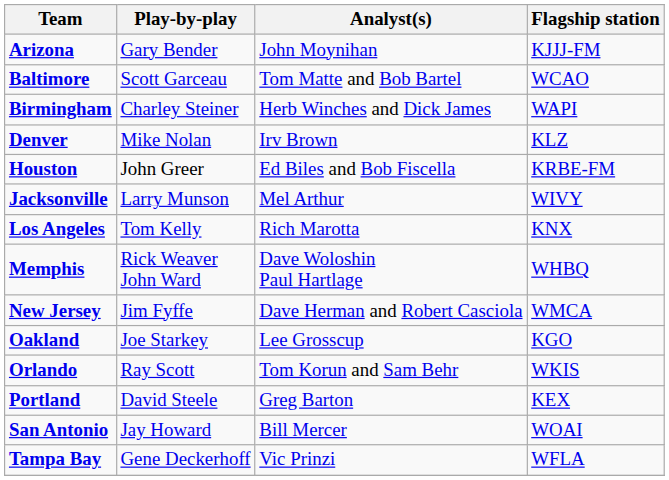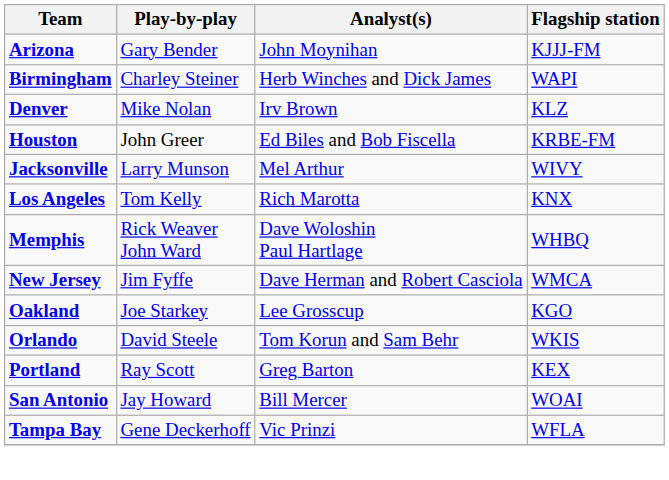- row: (49, 79)
(157, 370) Ray Scott -> (169, 340) David Steele
(169, 400) David Steele -> (157, 370) Ray Scott
